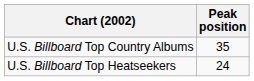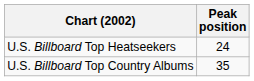rows swapped: (100, 47) <-> (92, 66)
